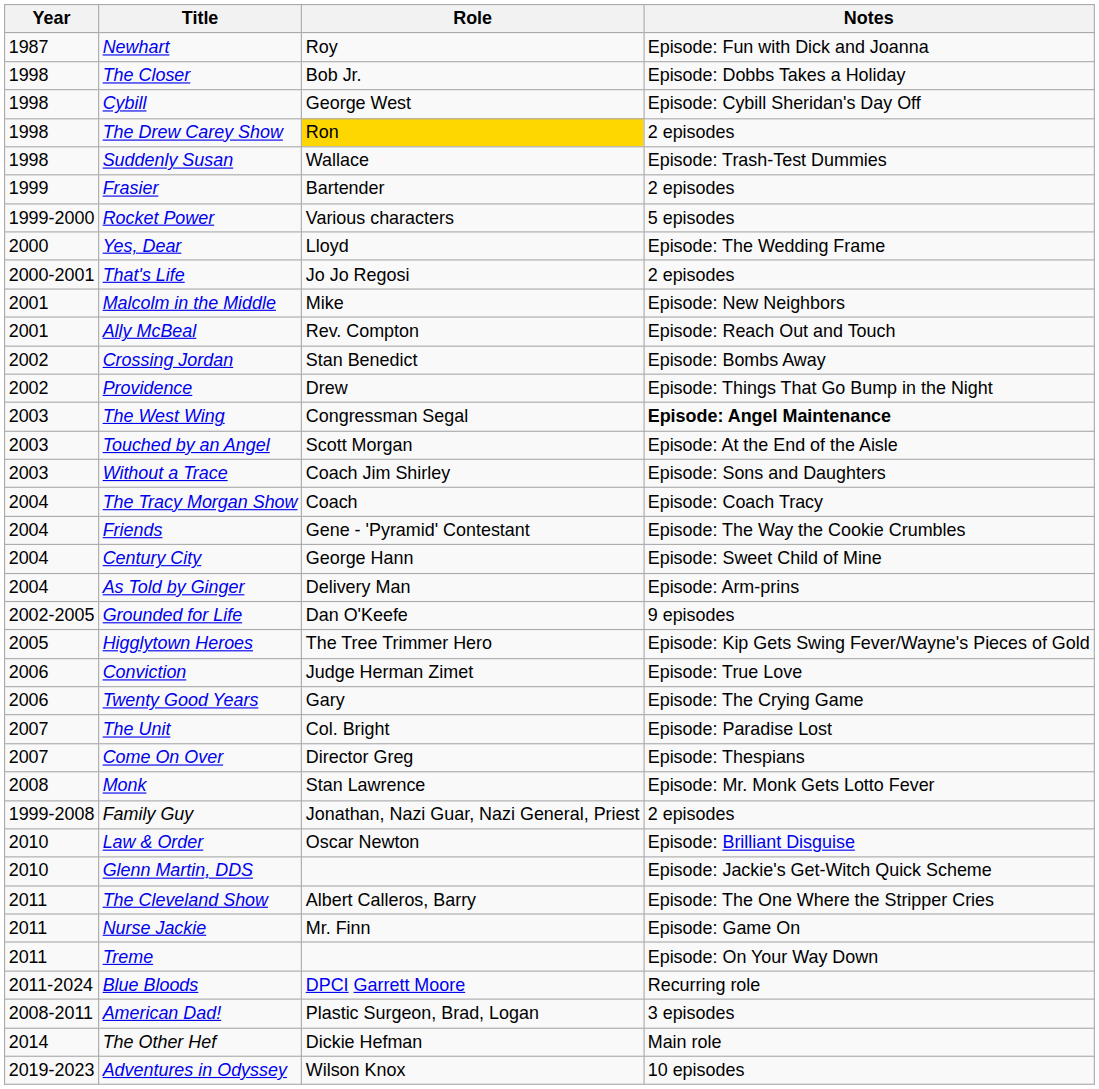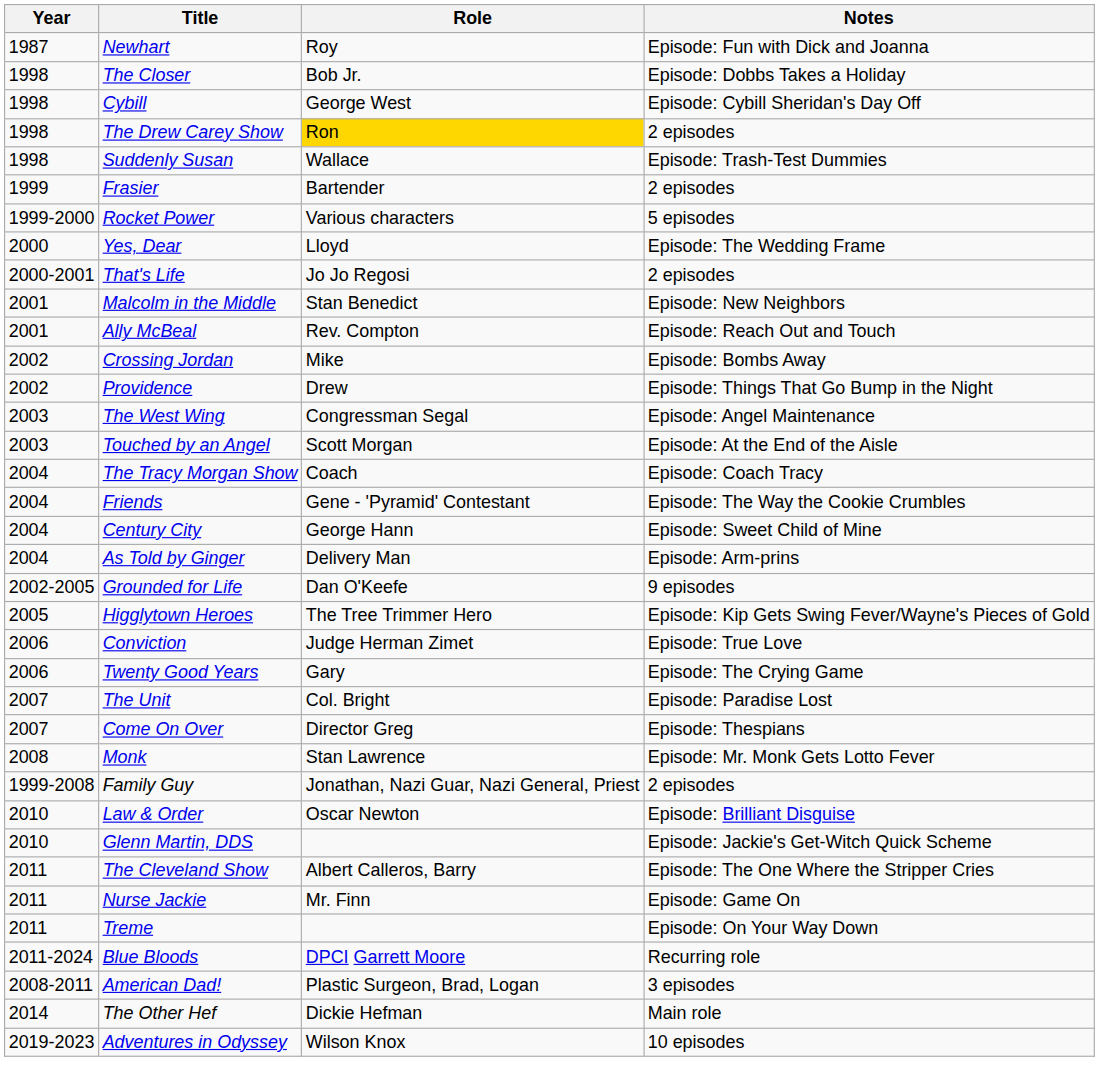(325, 302) Mike -> (362, 302) Stan Benedict
(362, 359) Stan Benedict -> (325, 359) Mike
(769, 416) bold -> (761, 416) normal
- row: (165, 473)
